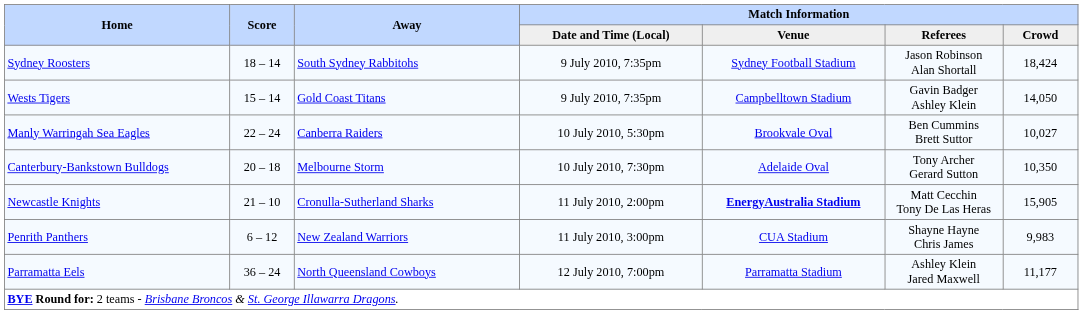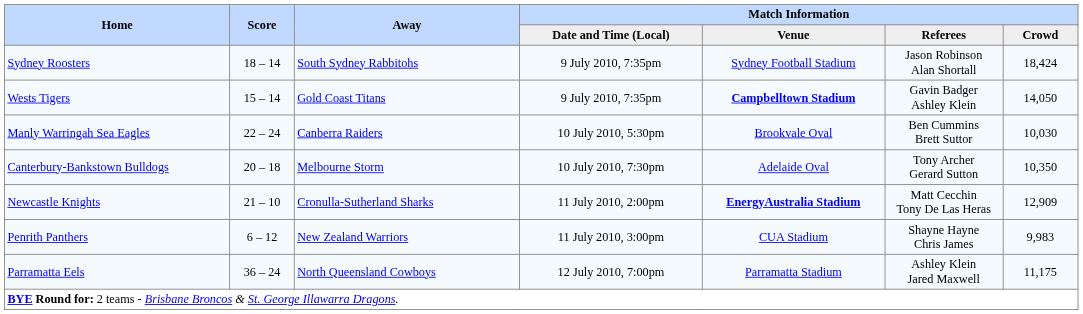(793, 97) normal -> (793, 97) bold
(1040, 132) 10,027 -> (1040, 132) 10,030
(1040, 202) 15,905 -> (1040, 202) 12,909
(1040, 271) 11,177 -> (1040, 271) 11,175
